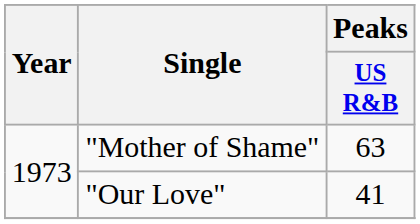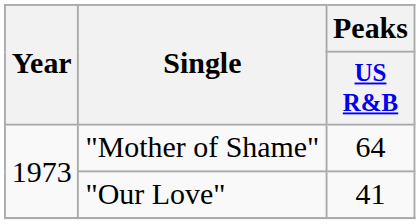(370, 147) 63 -> (370, 147) 64
